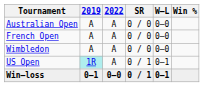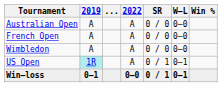+ column: (112, 11)
